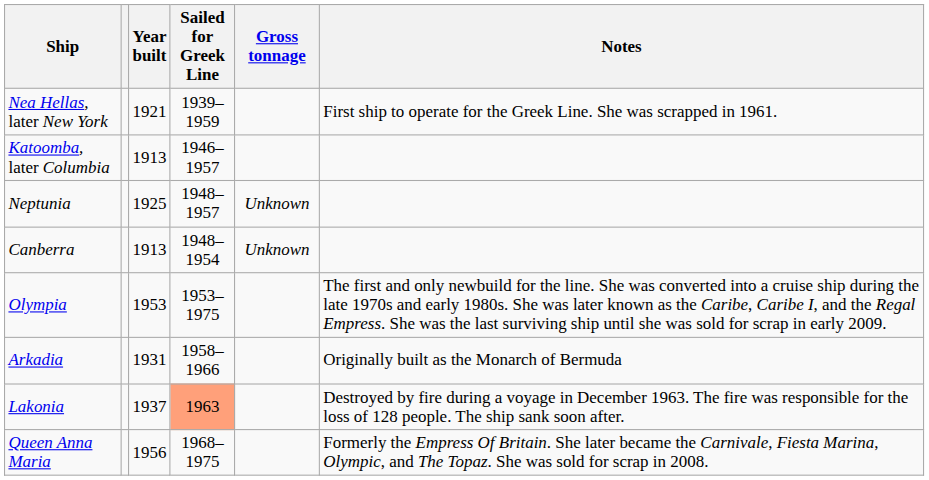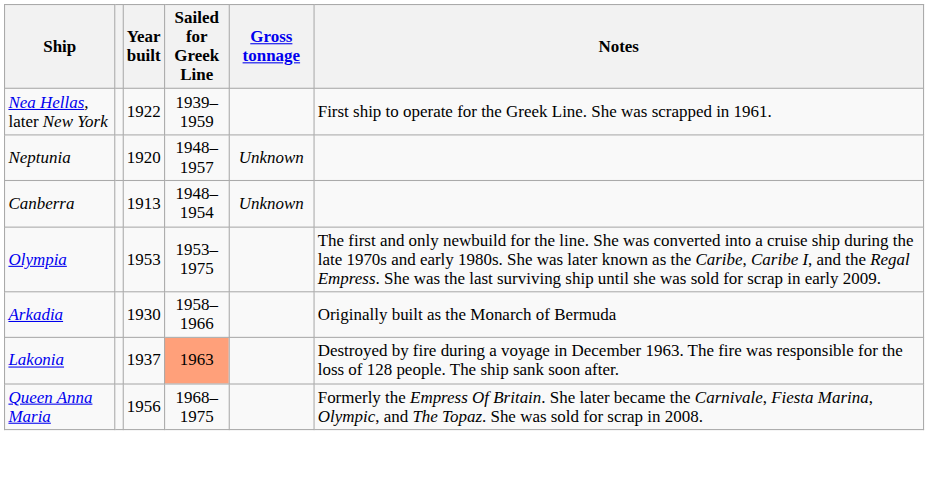(149, 111) 1921 -> (144, 111) 1922
- row: (59, 157)
(149, 203) 1925 -> (144, 157) 1920
(149, 360) 1931 -> (144, 314) 1930
